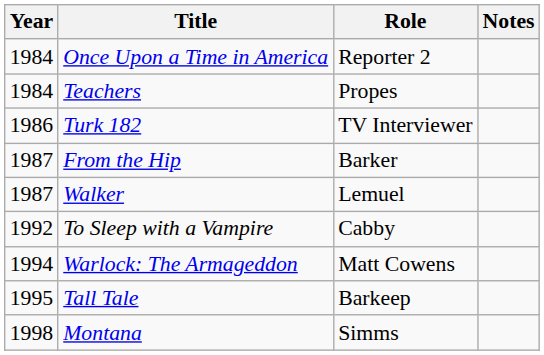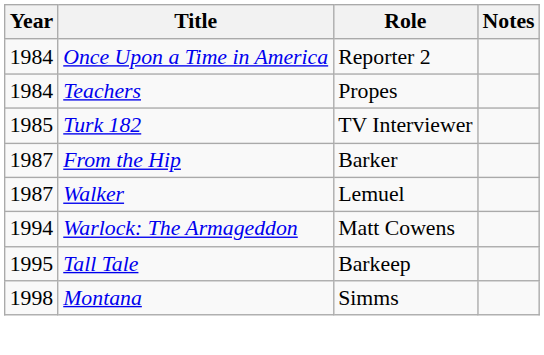(31, 125) 1986 -> (31, 125) 1985
- row: (168, 228)
